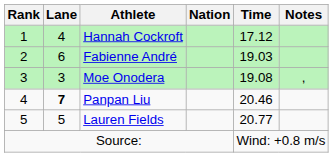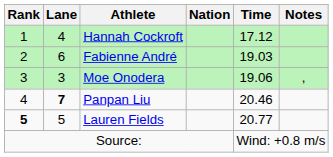(256, 78) 19.08 -> (256, 78) 19.06
(24, 120) normal -> (24, 120) bold
